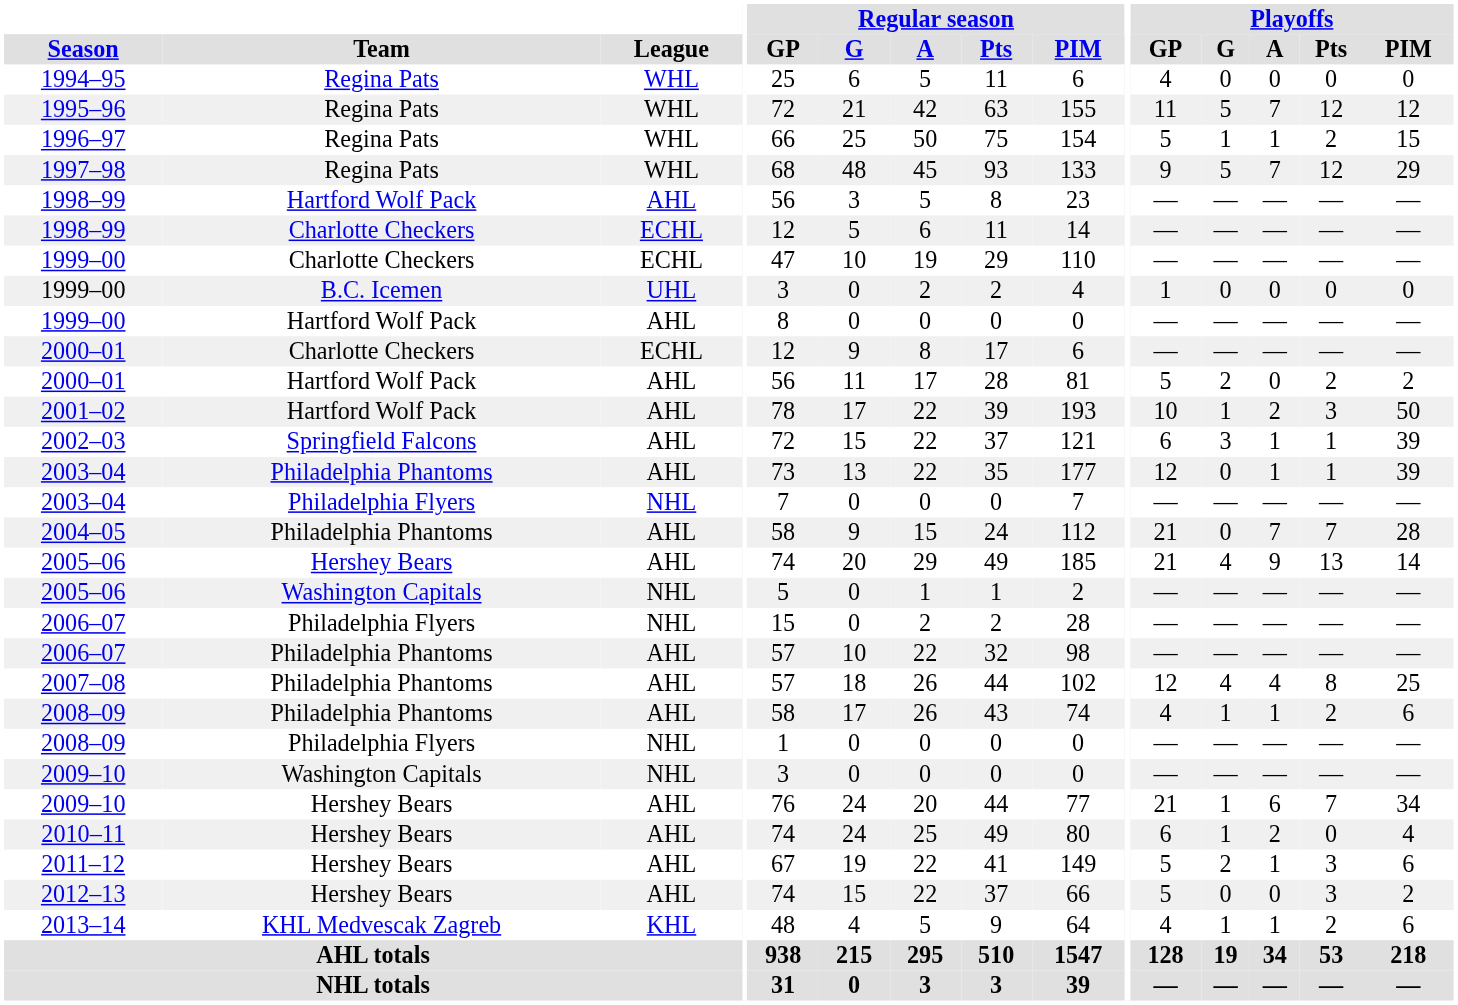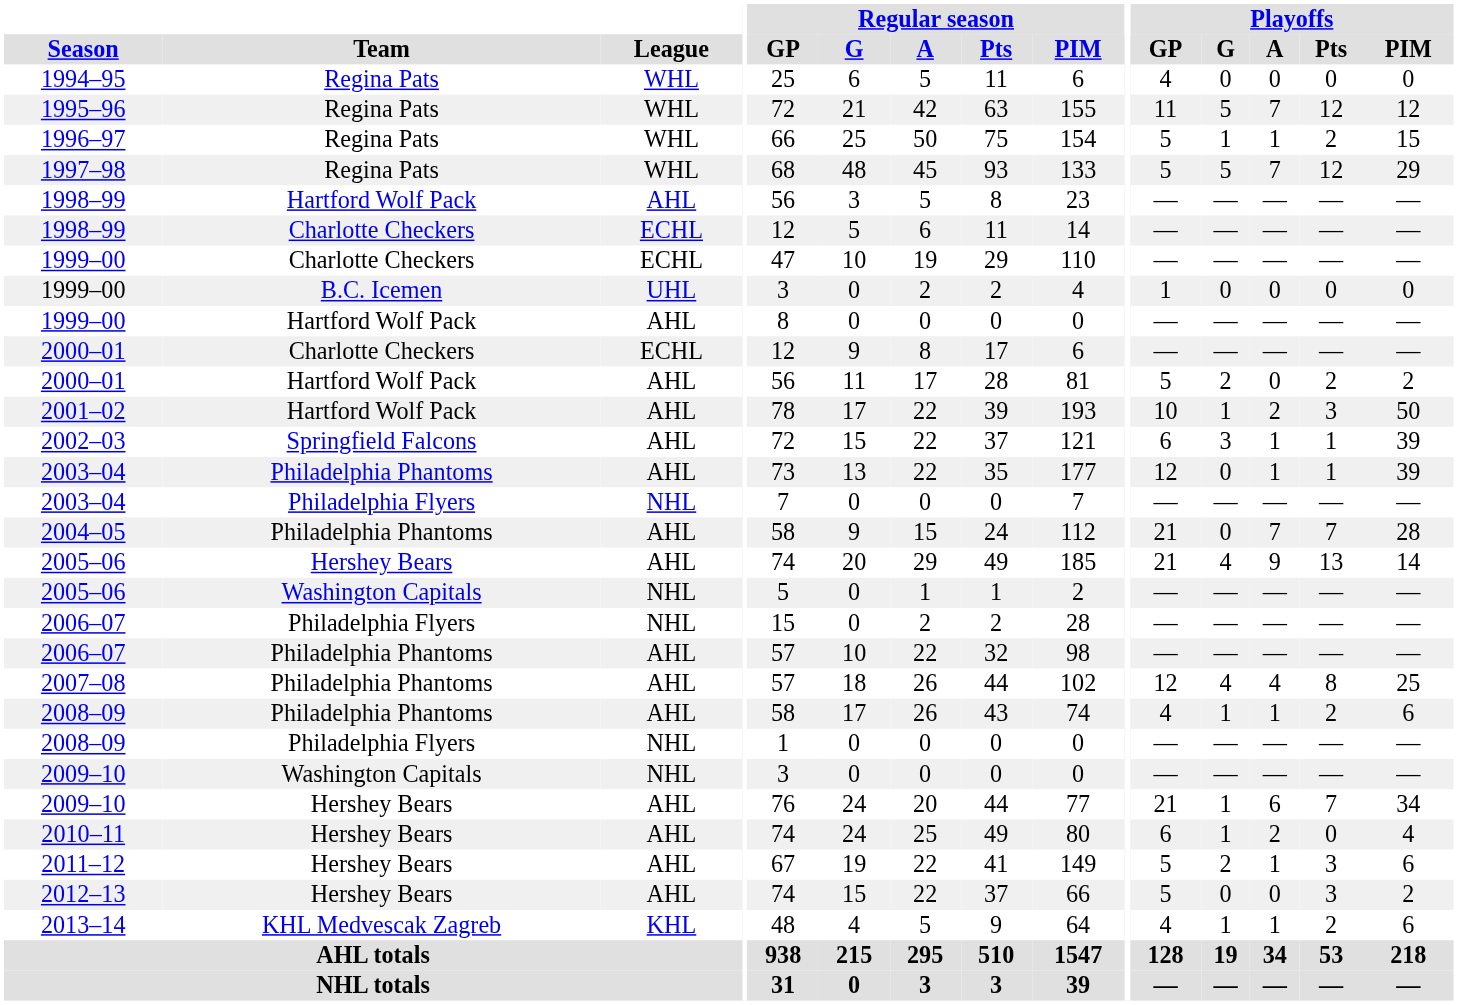(1165, 169) 9 -> (1165, 169) 5
